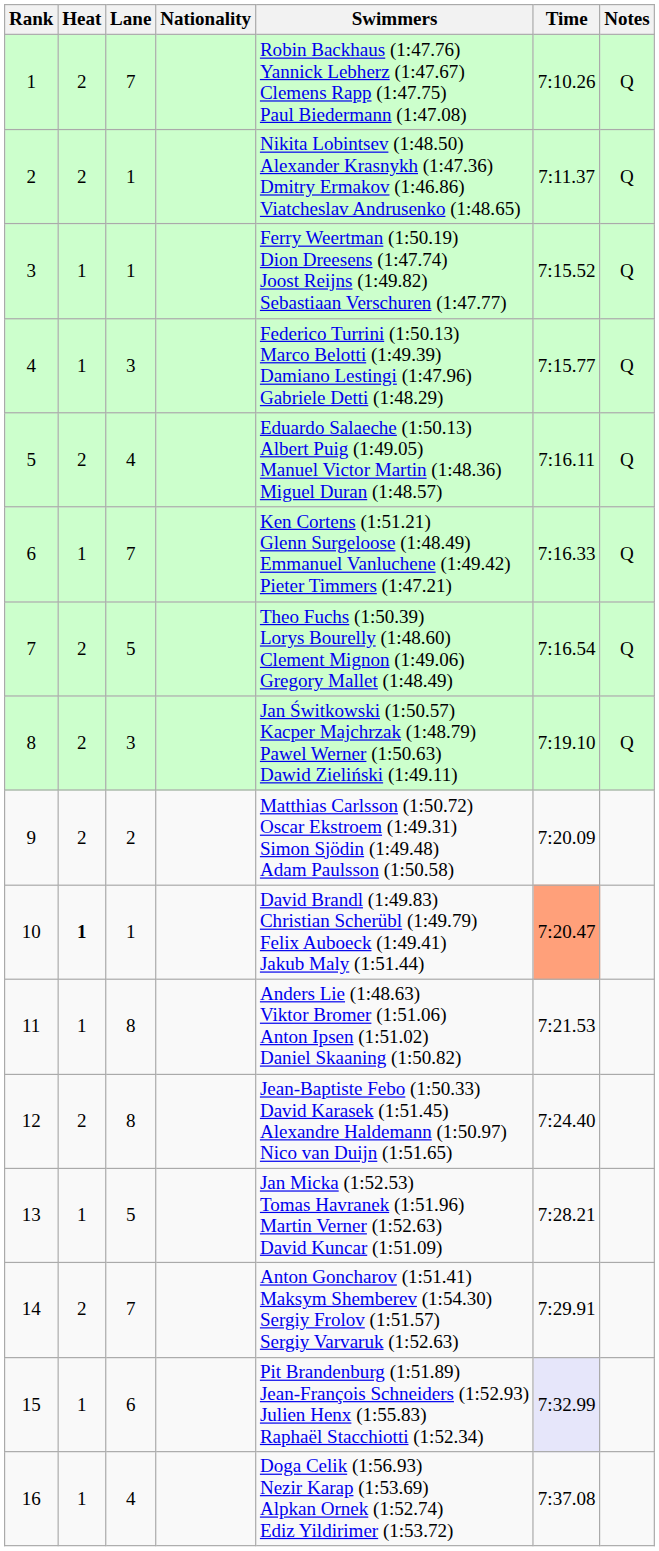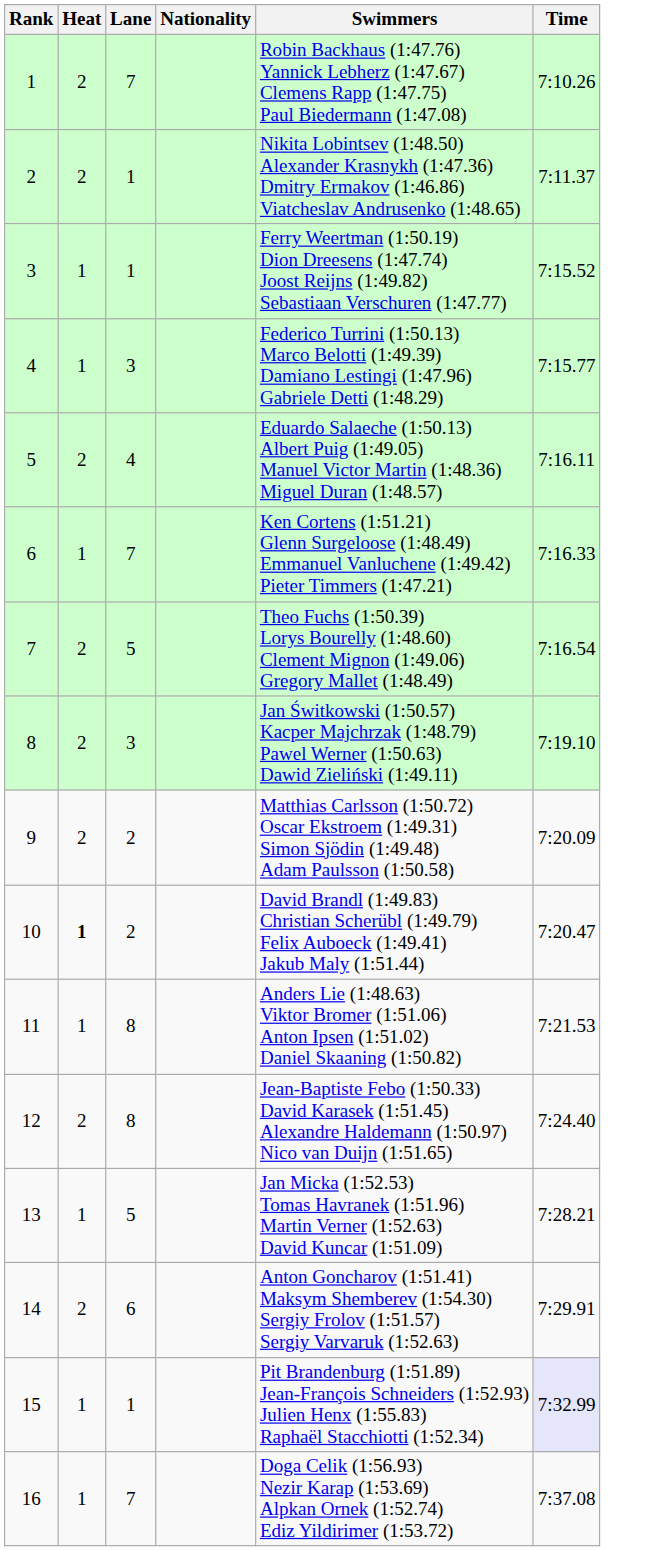- column: (627, 19)
(131, 932) 1 -> (131, 932) 2
(567, 932) lightsalmon background -> (567, 932) no background
(131, 1309) 7 -> (131, 1309) 6
(131, 1404) 6 -> (131, 1404) 1
(131, 1498) 4 -> (131, 1498) 7
